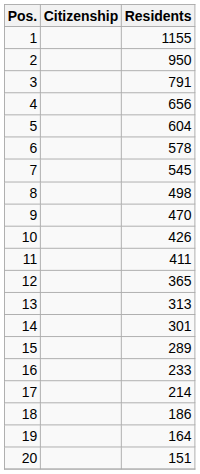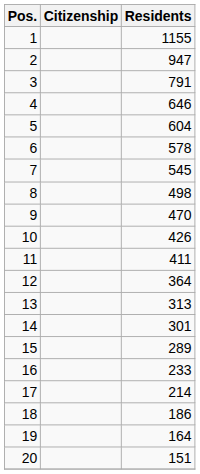(180, 60) 950 -> (180, 60) 947
(180, 104) 656 -> (180, 104) 646
(180, 281) 365 -> (180, 281) 364
